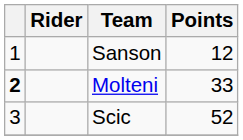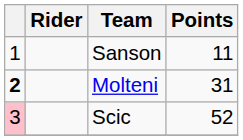(222, 53) 12 -> (223, 53) 11
(222, 85) 33 -> (222, 85) 31
(15, 118) no background -> (15, 118) pink background
